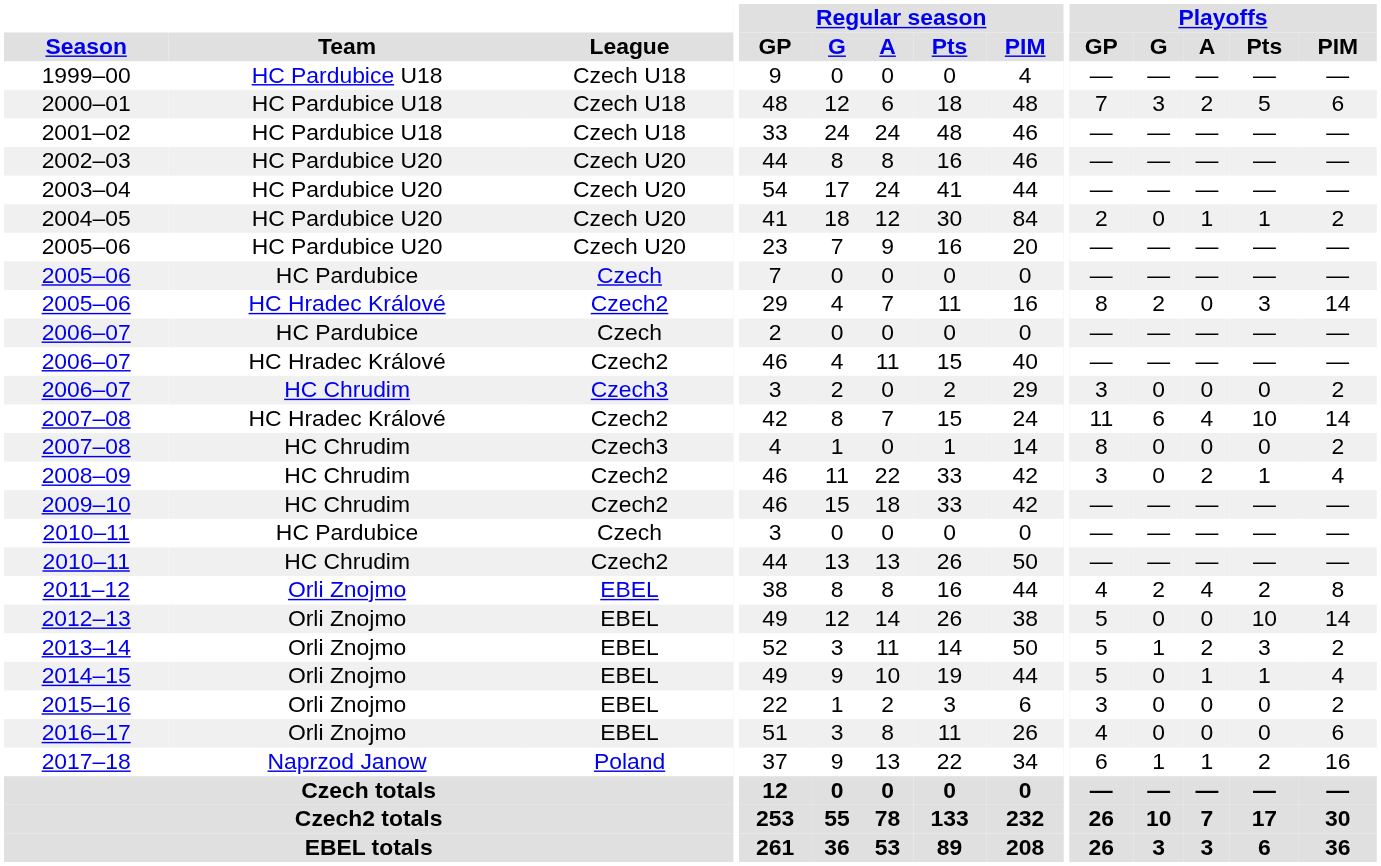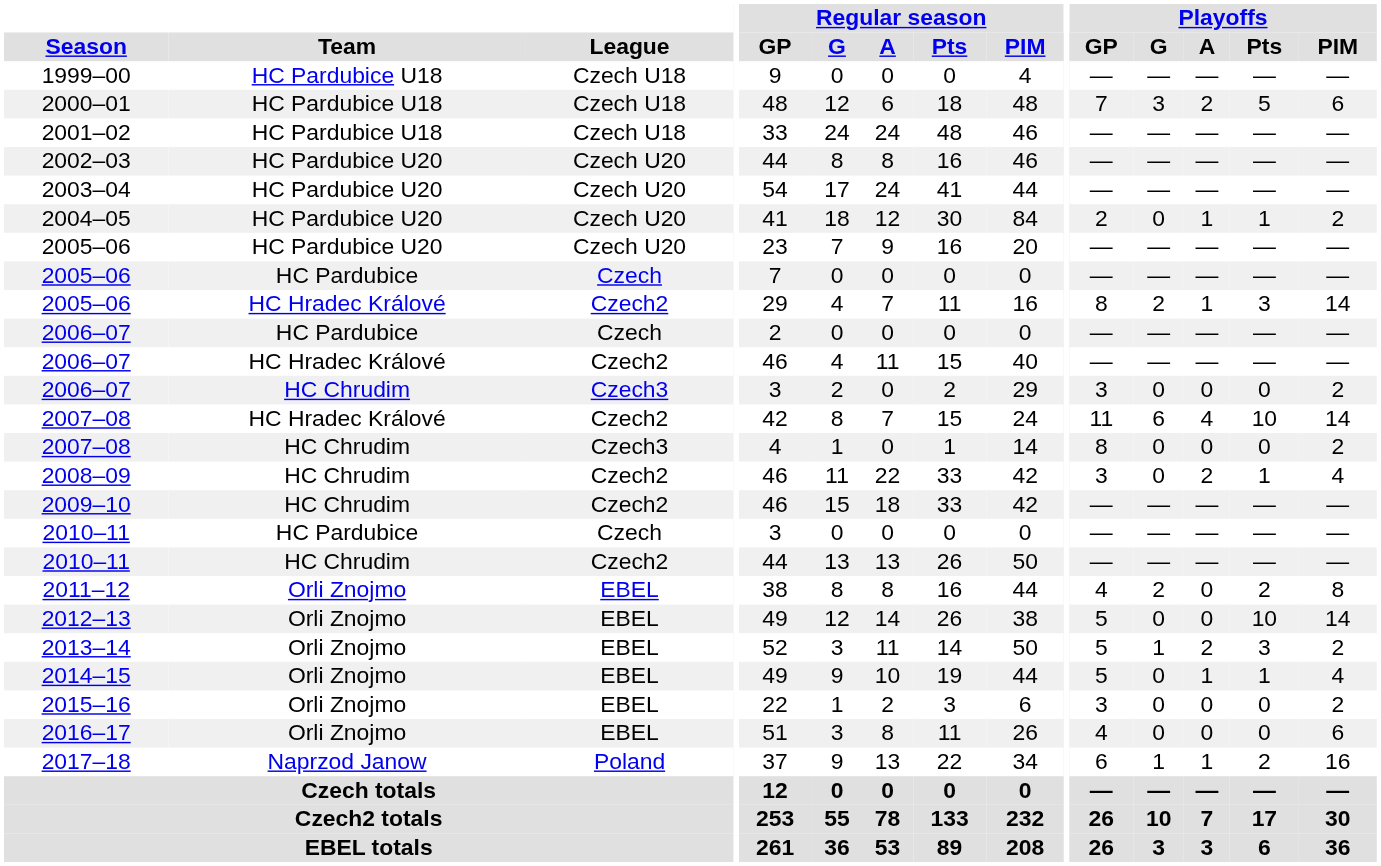(1207, 304) 0 -> (1207, 304) 1
(1207, 590) 4 -> (1207, 590) 0
